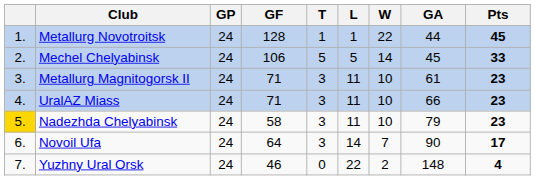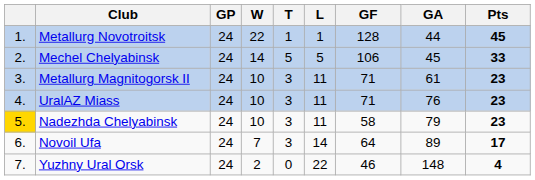columns swapped: (385, 15) <-> (274, 15)
(433, 100) 66 -> (433, 100) 76
(433, 143) 90 -> (433, 143) 89
